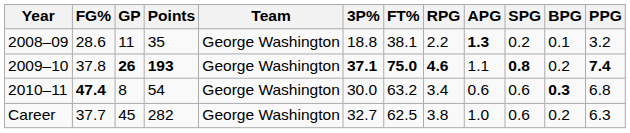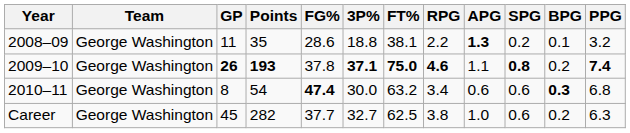columns swapped: (271, 16) <-> (93, 16)
